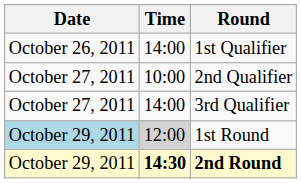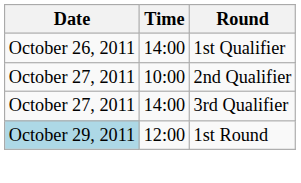(164, 134) lightgrey background -> (164, 134) no background
- row: (238, 163)
